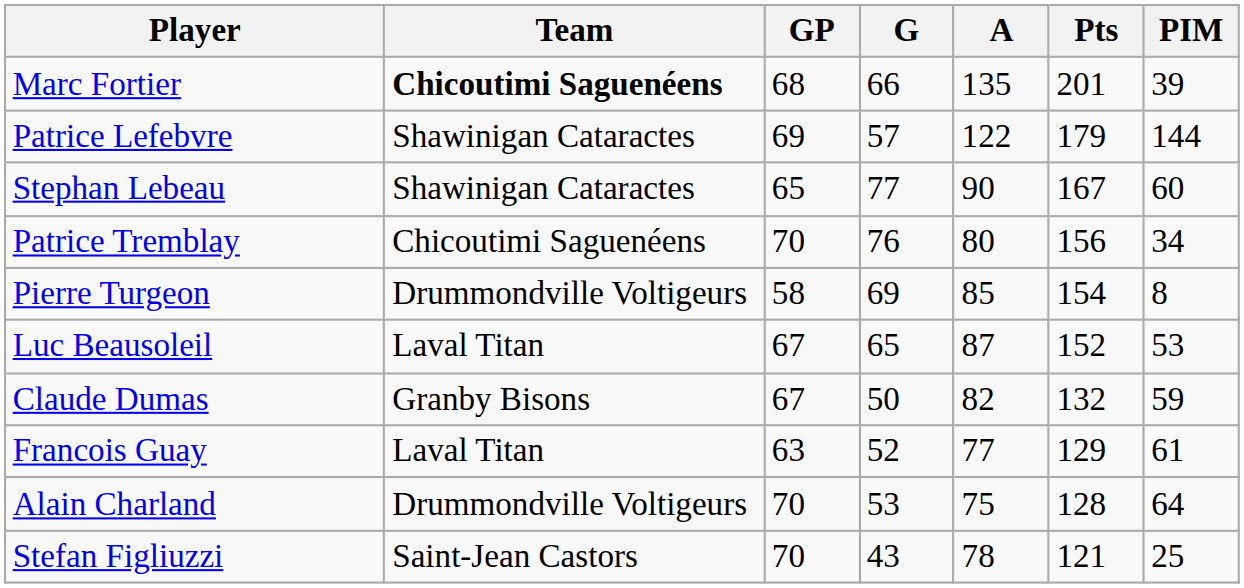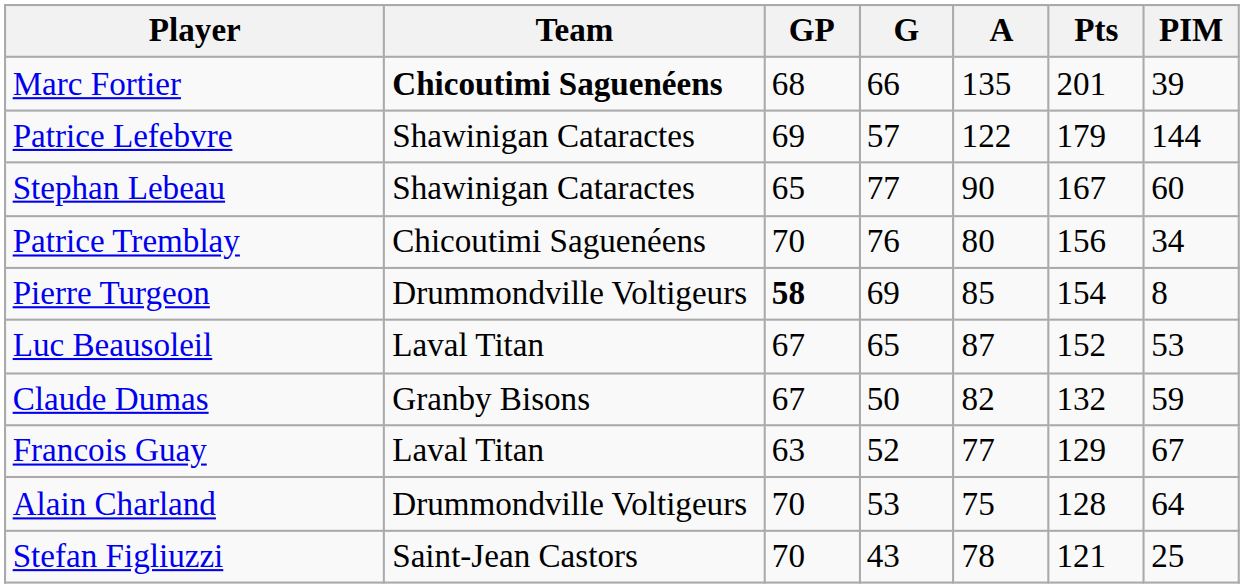(788, 293) normal -> (788, 293) bold
(1168, 450) 61 -> (1168, 450) 67
